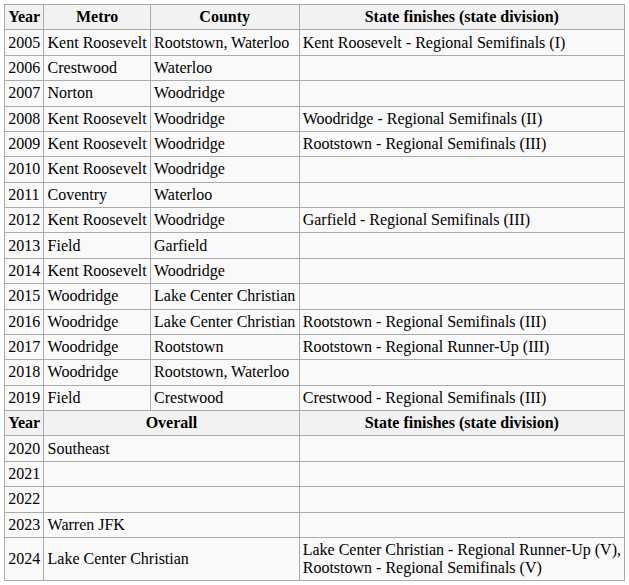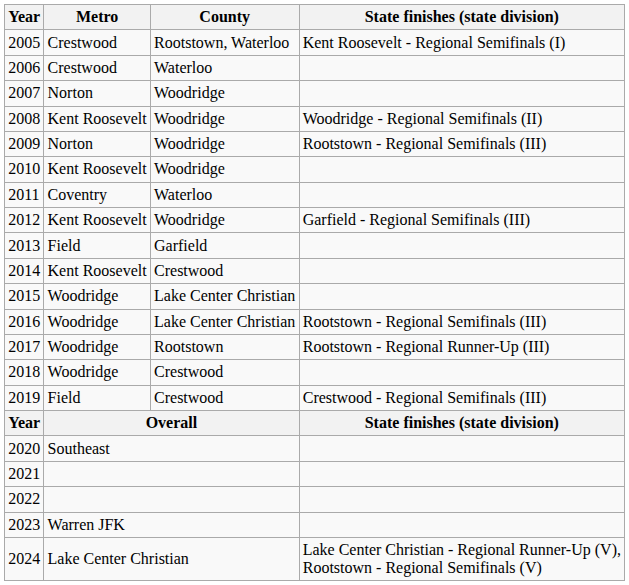(97, 42) Kent Roosevelt -> (82, 42) Crestwood
(97, 144) Kent Roosevelt -> (70, 144) Norton
(189, 270) Woodridge -> (189, 270) Crestwood
(222, 372) Rootstown, Waterloo -> (189, 372) Crestwood
